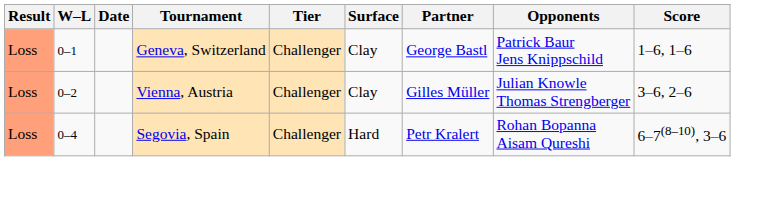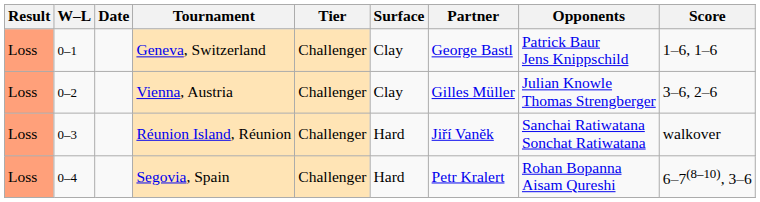+ row: (214, 134)
